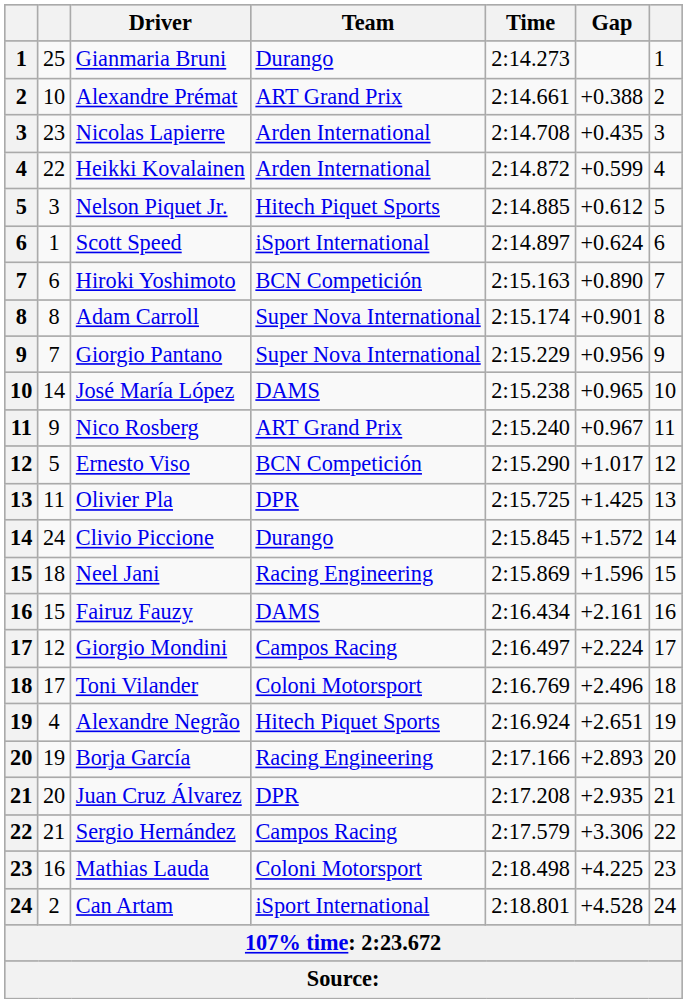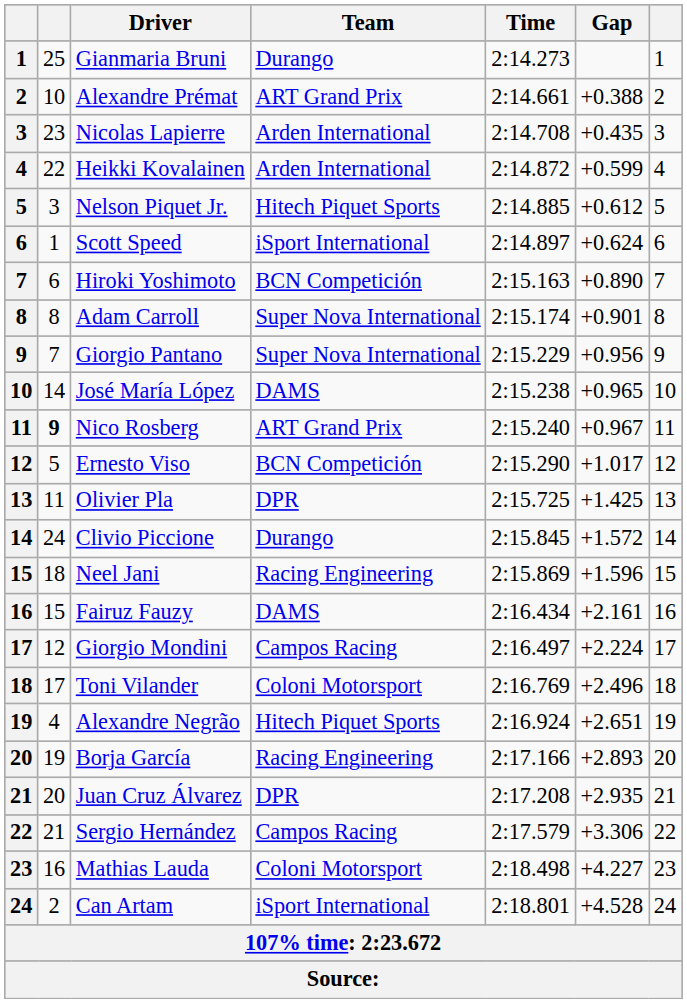(54, 427) normal -> (54, 427) bold
(612, 868) +4.225 -> (612, 868) +4.227
